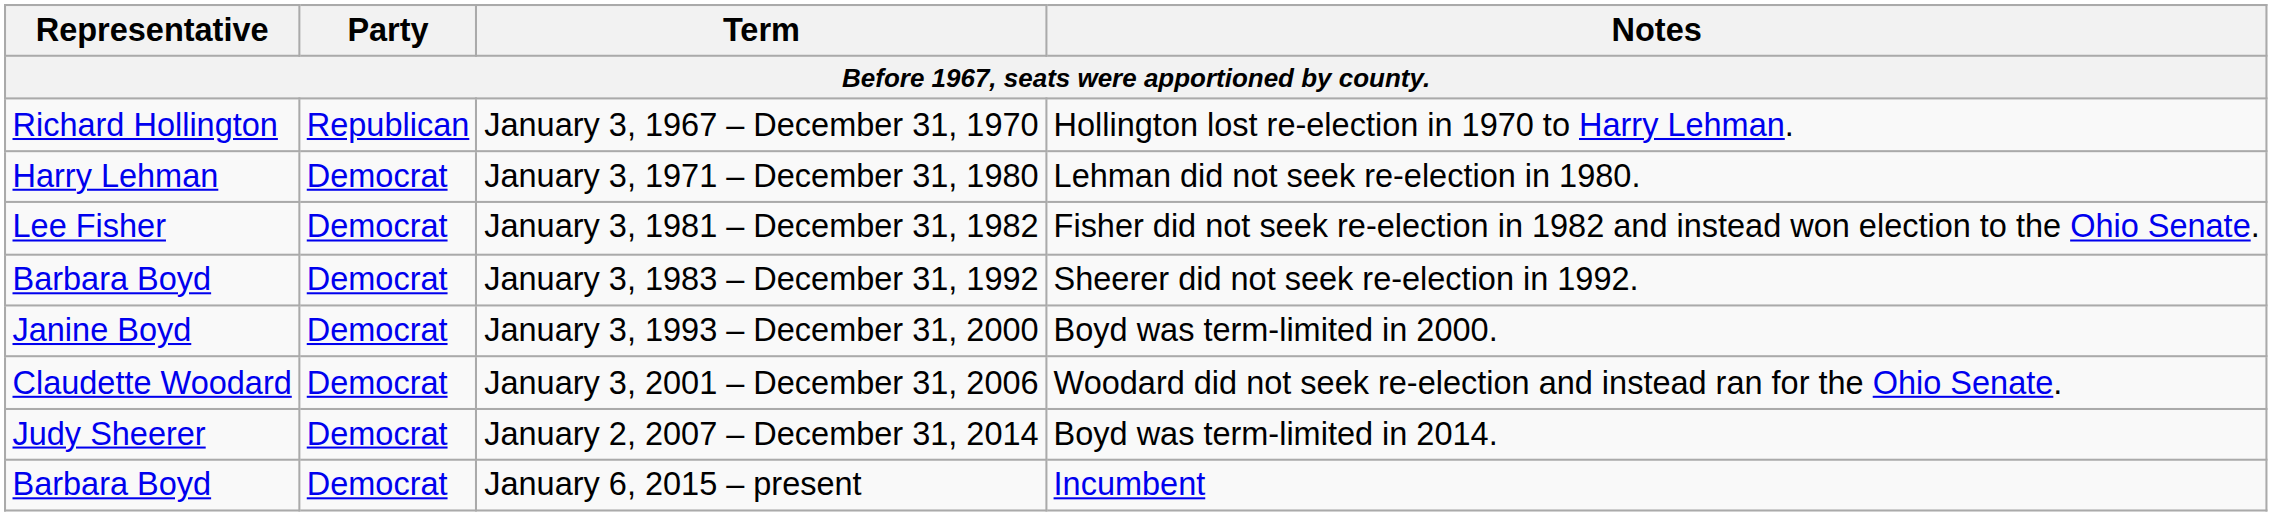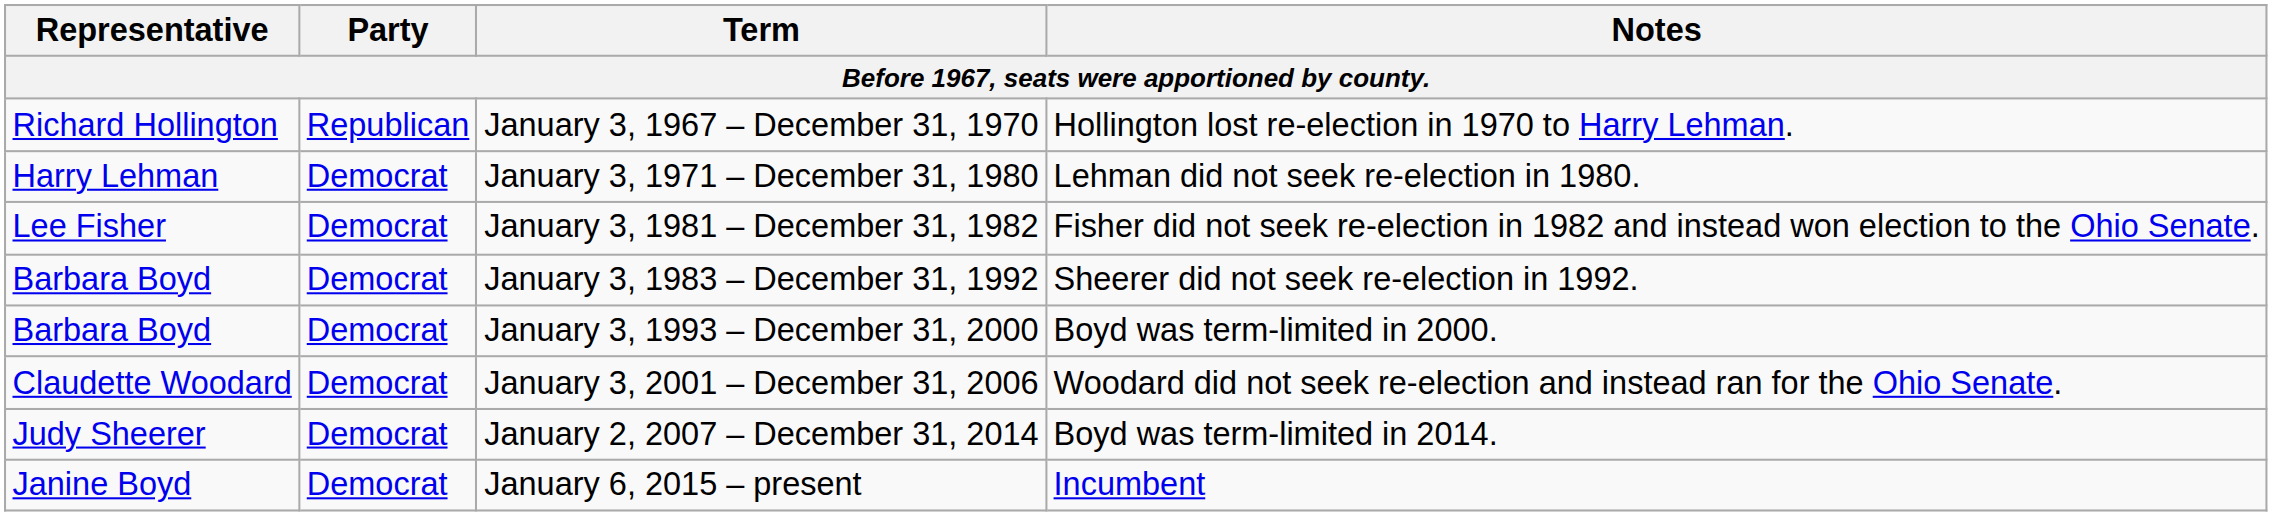(102, 330) Janine Boyd -> (112, 330) Barbara Boyd
(112, 485) Barbara Boyd -> (102, 485) Janine Boyd
